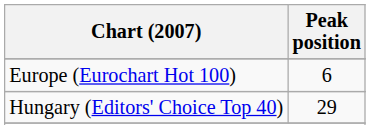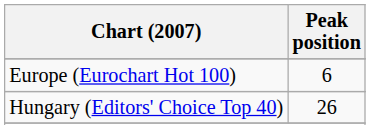(327, 107) 29 -> (327, 107) 26
